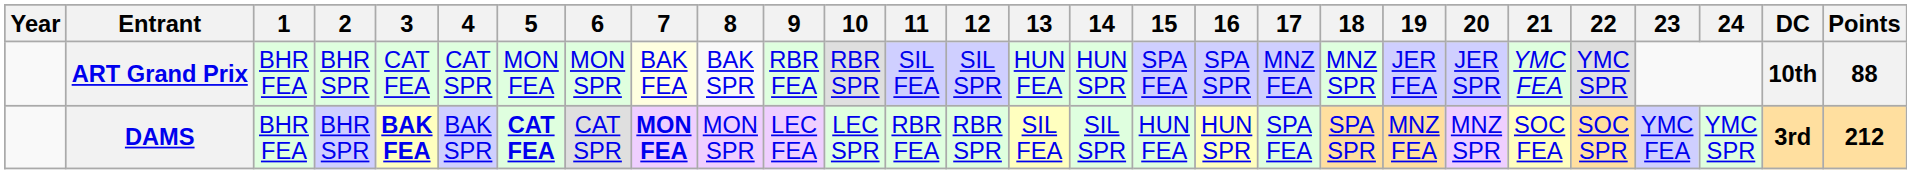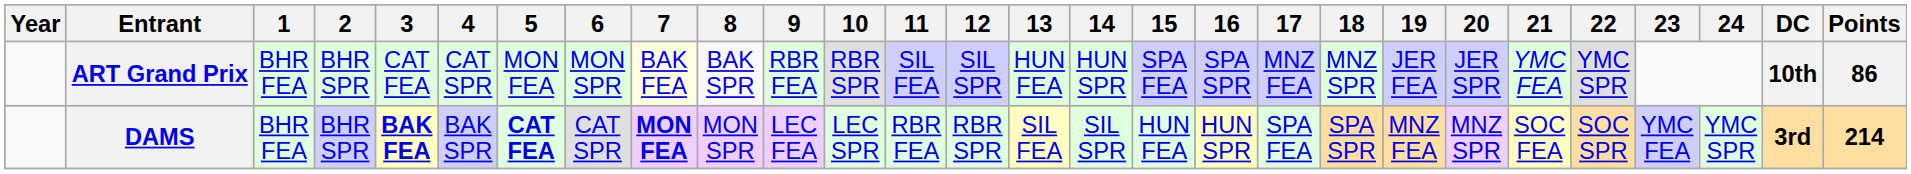(1864, 73) 88 -> (1864, 73) 86
(1864, 137) 212 -> (1864, 137) 214
